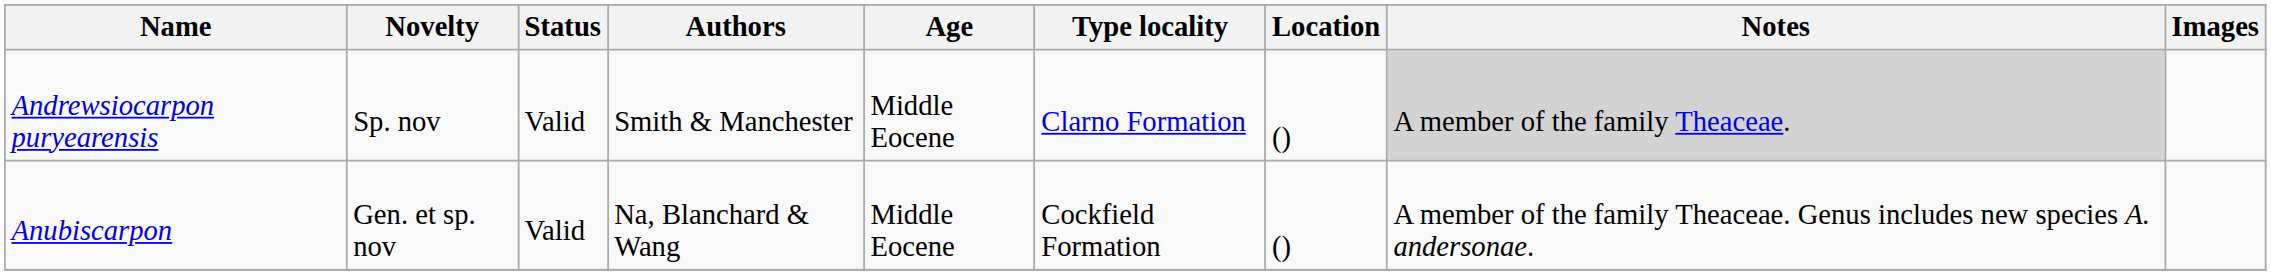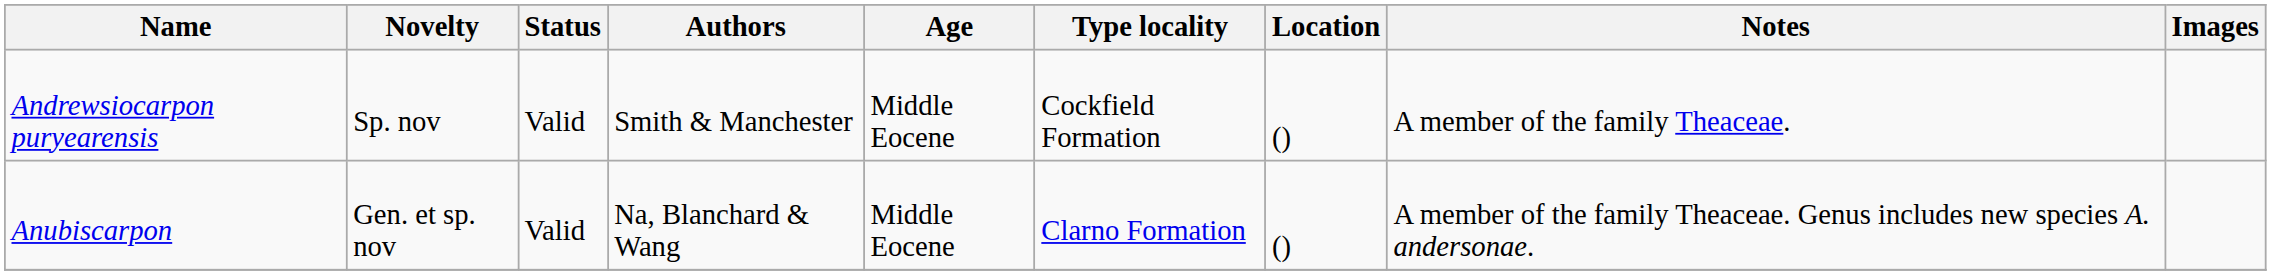(1144, 120) Clarno Formation -> (1101, 120) Cockfield Formation
(1592, 120) lightgrey background -> (1592, 120) no background
(1101, 230) Cockfield Formation -> (1144, 230) Clarno Formation
